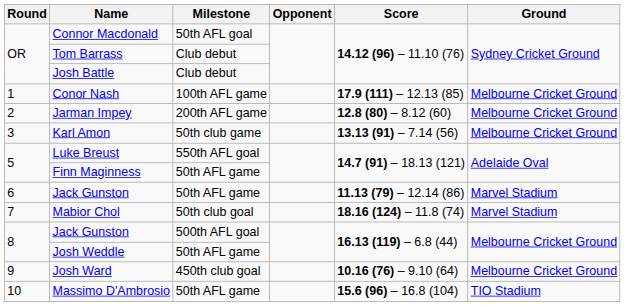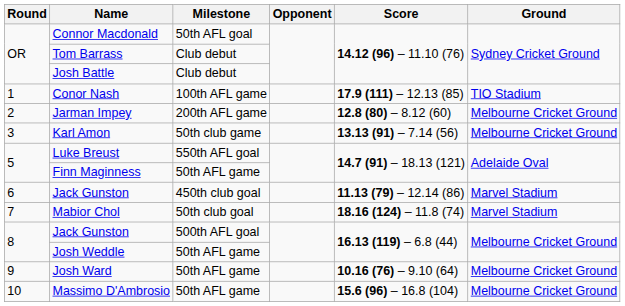(544, 93) Melbourne Cricket Ground -> (506, 93) TIO Stadium
(218, 192) 50th AFL game -> (218, 192) 450th club goal
(218, 271) 450th club goal -> (218, 271) 50th AFL game
(506, 291) TIO Stadium -> (544, 291) Melbourne Cricket Ground
